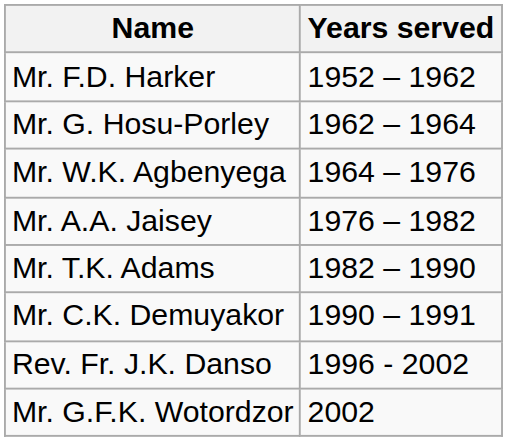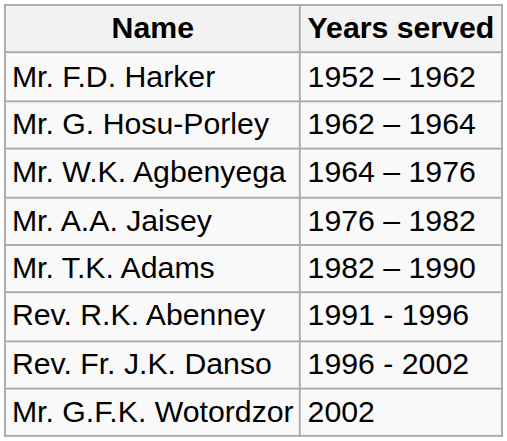- row: (148, 316)
+ row: (139, 316)
